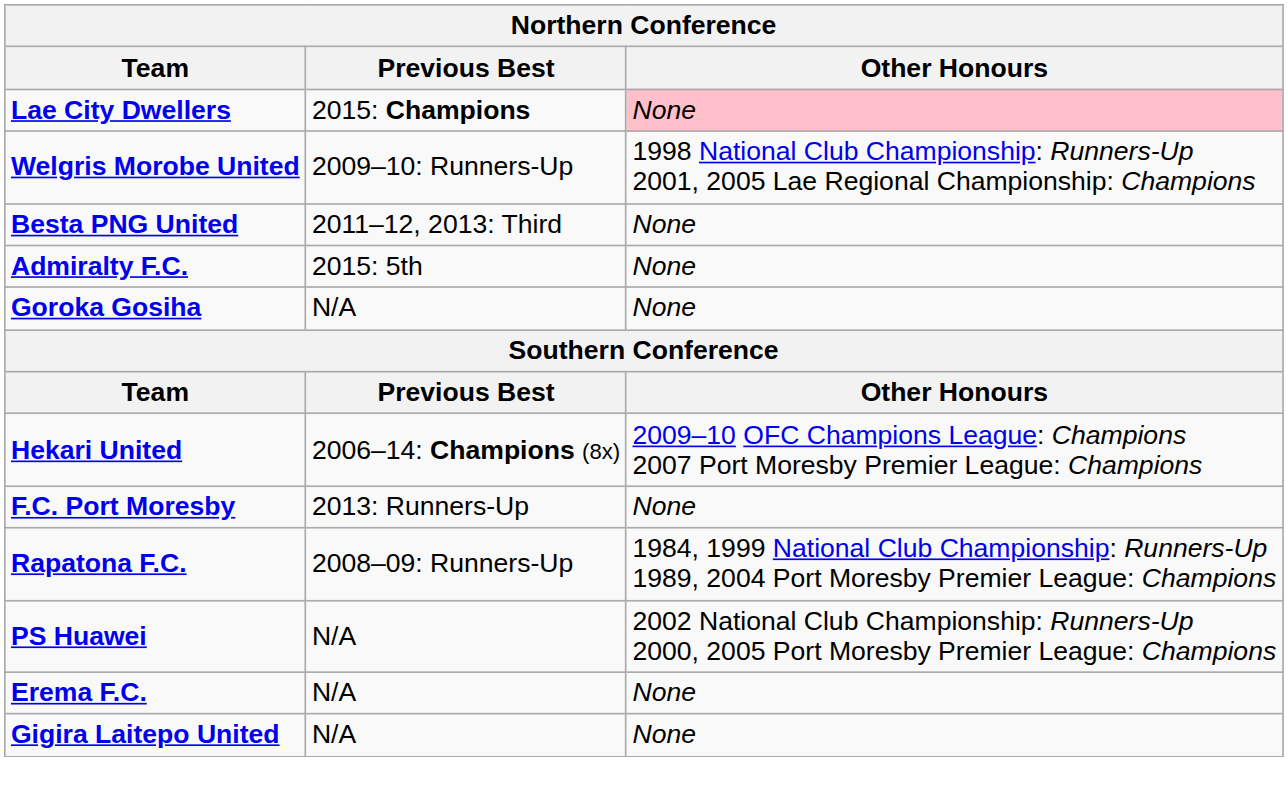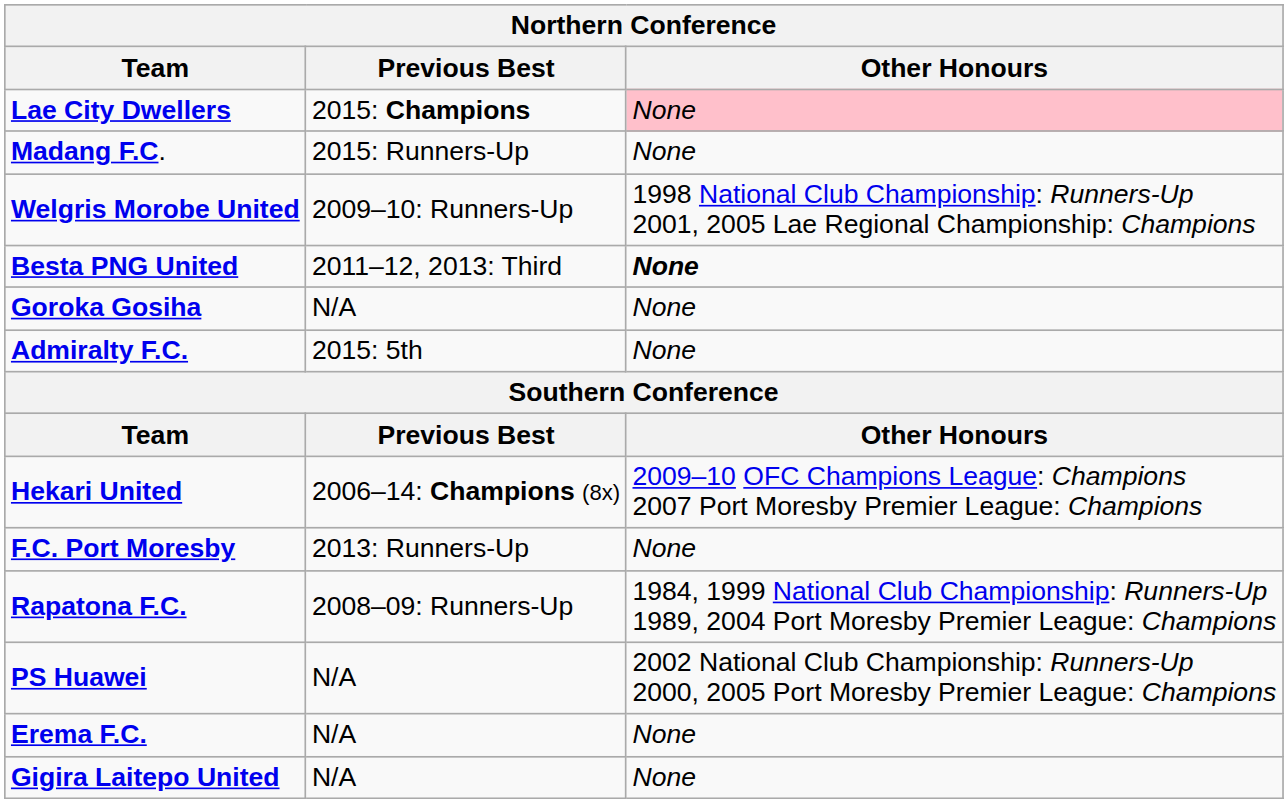+ row: (88, 151)
(664, 223) normal -> (666, 266) bold
rows swapped: (100, 266) <-> (106, 308)
